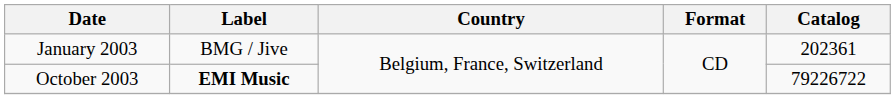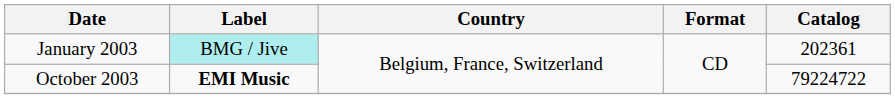(244, 49) no background -> (244, 49) paleturquoise background
(829, 78) 79226722 -> (829, 78) 79224722
